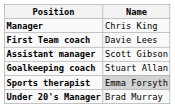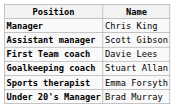rows swapped: (51, 54) <-> (48, 40)
(136, 82) lightgrey background -> (136, 82) no background
